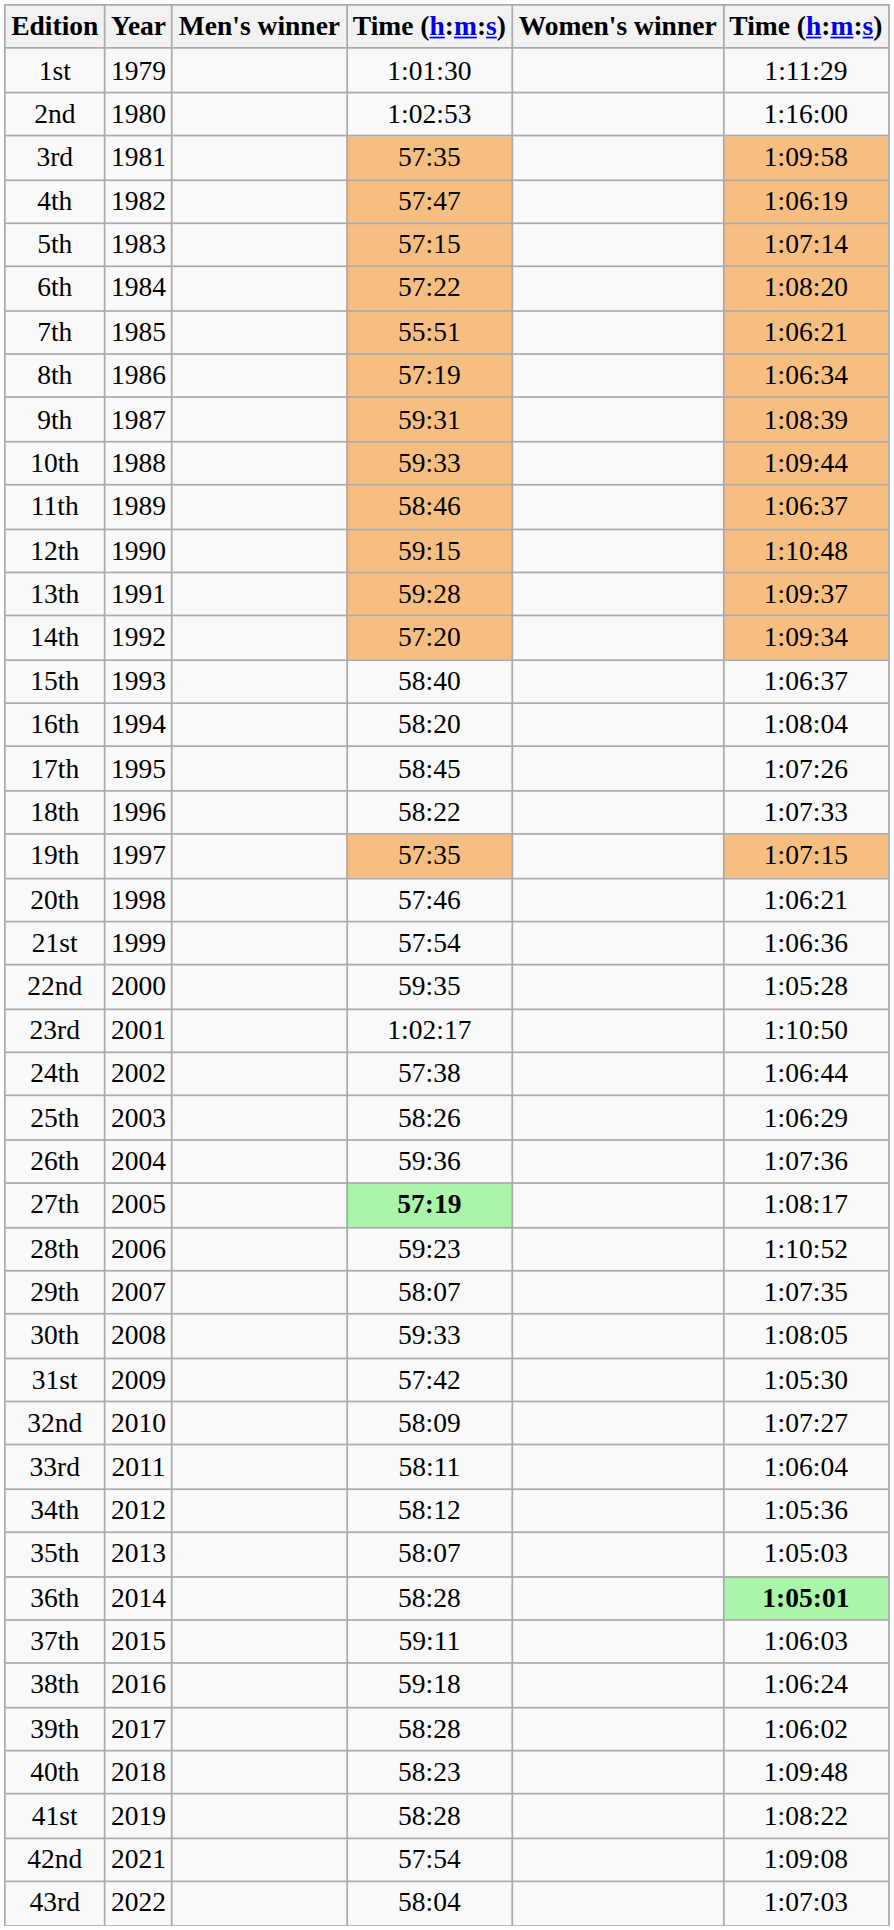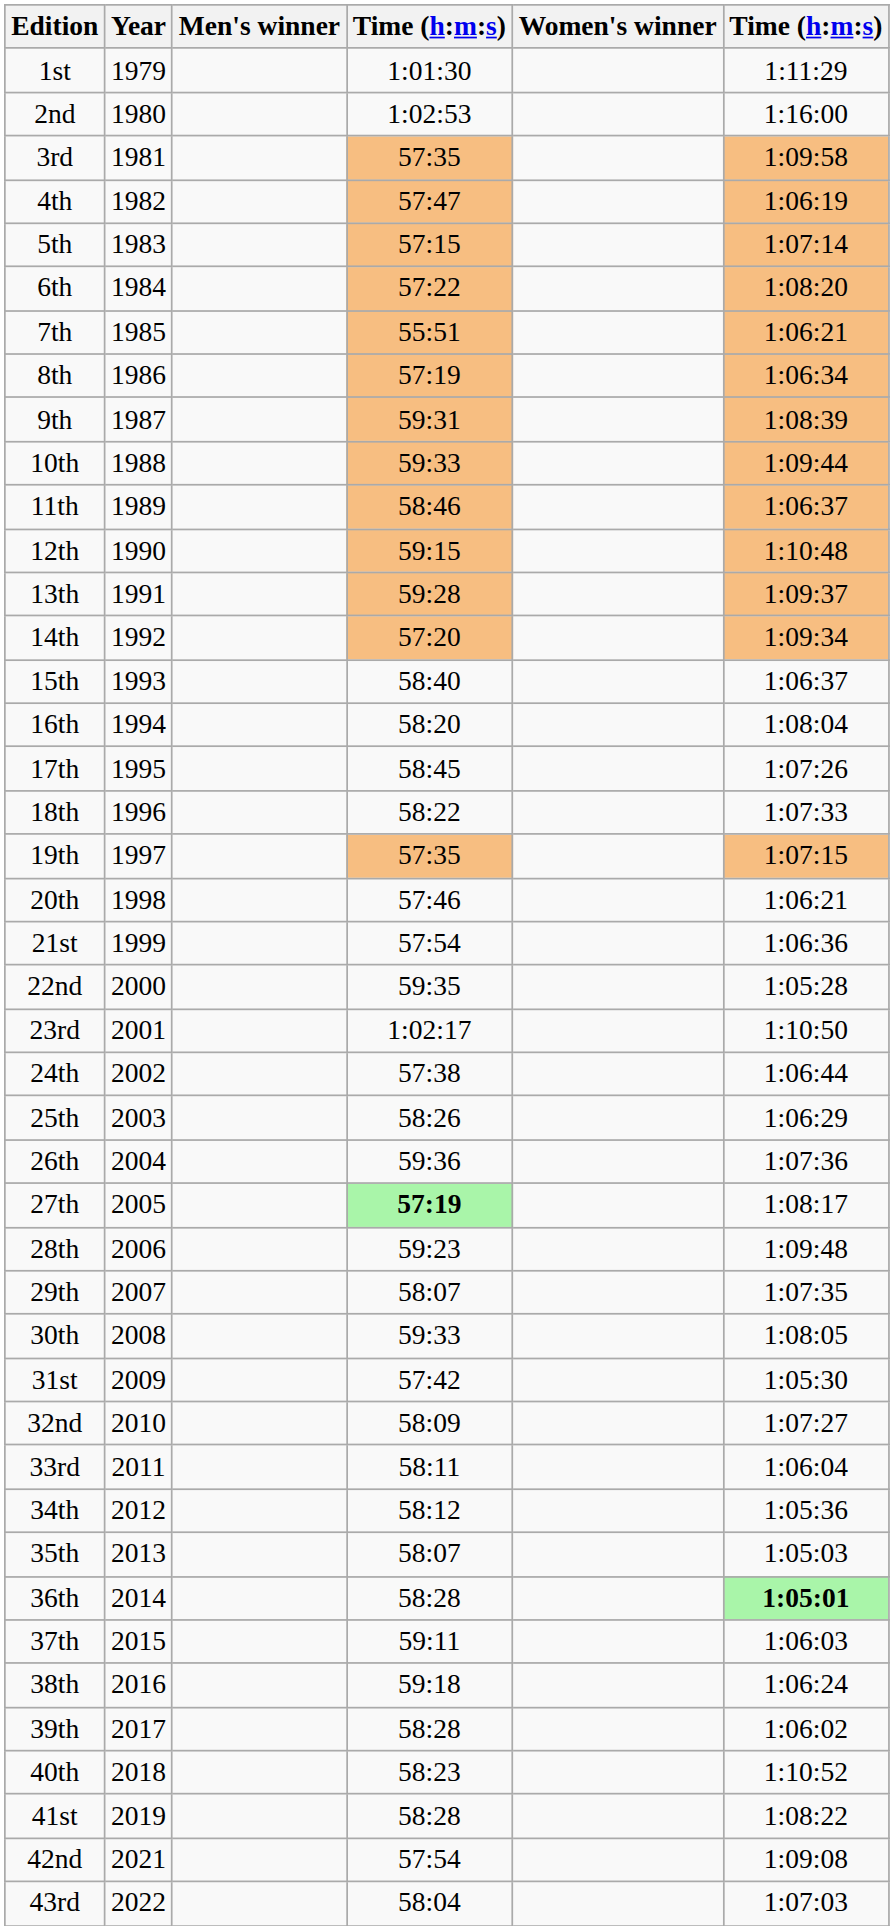(806, 1248) 1:10:52 -> (806, 1248) 1:09:48
(806, 1772) 1:09:48 -> (806, 1772) 1:10:52
